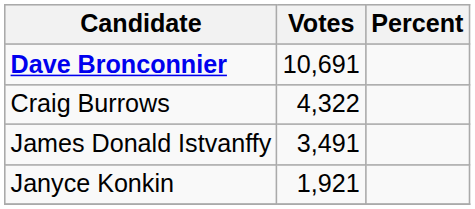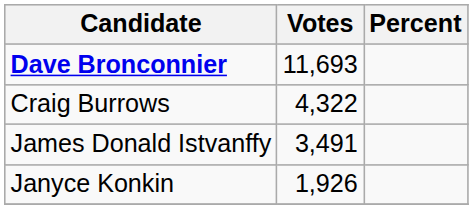(321, 64) 10,691 -> (320, 64) 11,693
(328, 183) 1,921 -> (326, 183) 1,926
